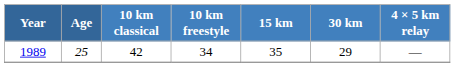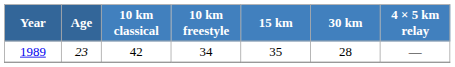(81, 51) 25 -> (81, 51) 23
(346, 51) 29 -> (346, 51) 28
